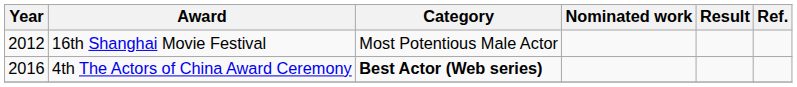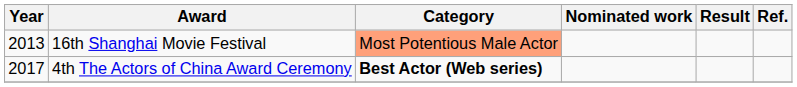(26, 43) 2012 -> (26, 43) 2013
(459, 43) no background -> (459, 43) lightsalmon background
(26, 69) 2016 -> (26, 69) 2017
